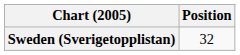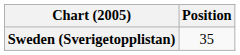(207, 38) 32 -> (207, 38) 35
